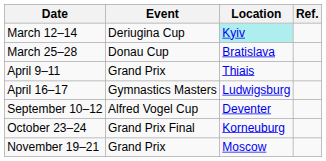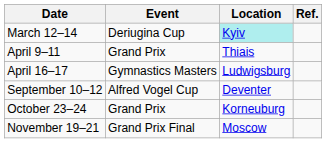- row: (42, 52)
(151, 128) Grand Prix Final -> (137, 109) Grand Prix
(137, 147) Grand Prix -> (151, 128) Grand Prix Final
